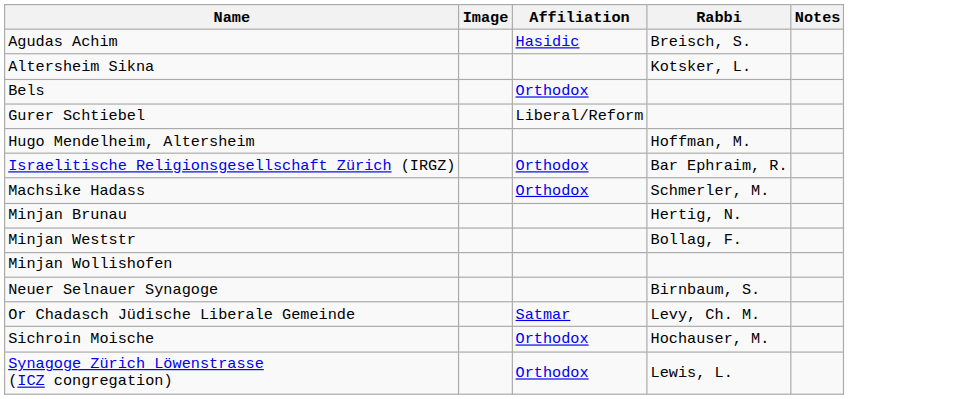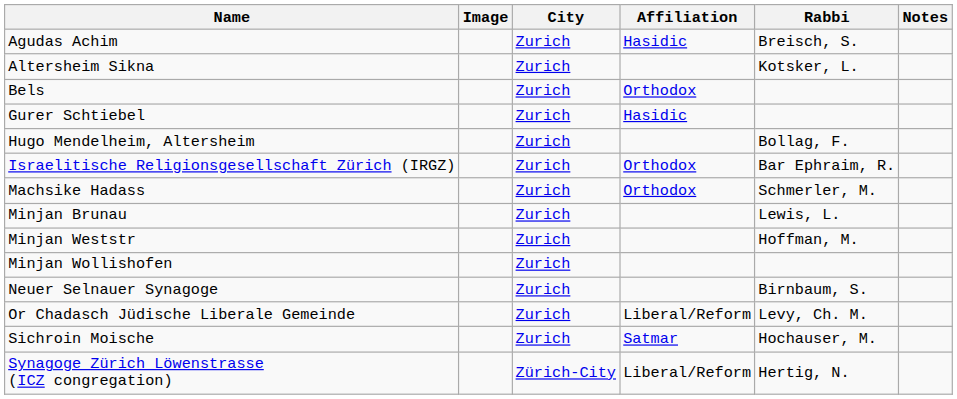+ column: (566, 17)
(579, 116) Liberal/Reform -> (655, 116) Hasidic
(701, 141) Hoffman, M. -> (804, 141) Bollag, F.
(696, 215) Hertig, N. -> (799, 215) Lewis, L.
(696, 240) Bollag, F. -> (808, 240) Hoffman, M.
(543, 314) Satmar -> (687, 314) Liberal/Reform
(552, 339) Orthodox -> (651, 339) Satmar
(552, 373) Orthodox -> (687, 373) Liberal/Reform
(692, 373) Lewis, L. -> (804, 373) Hertig, N.
